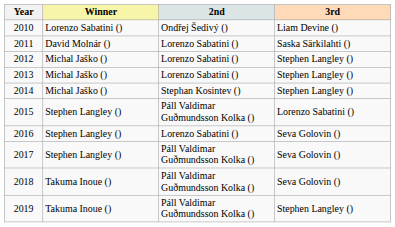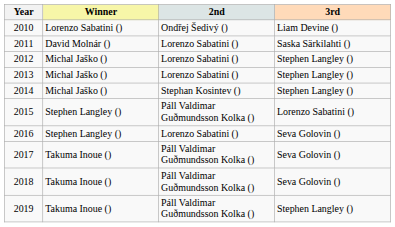(83, 154) Stephen Langley () -> (78, 154) Takuma Inoue ()
